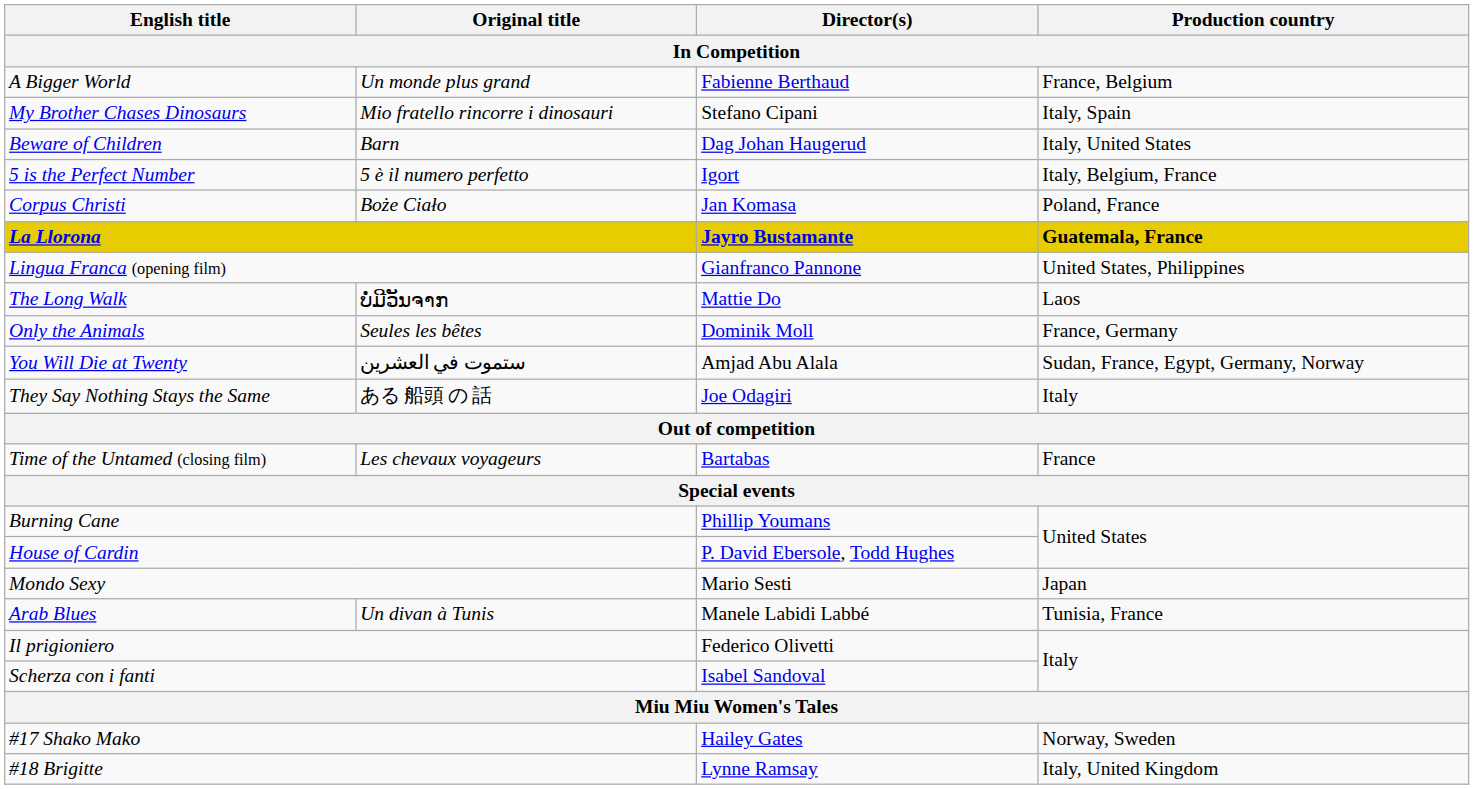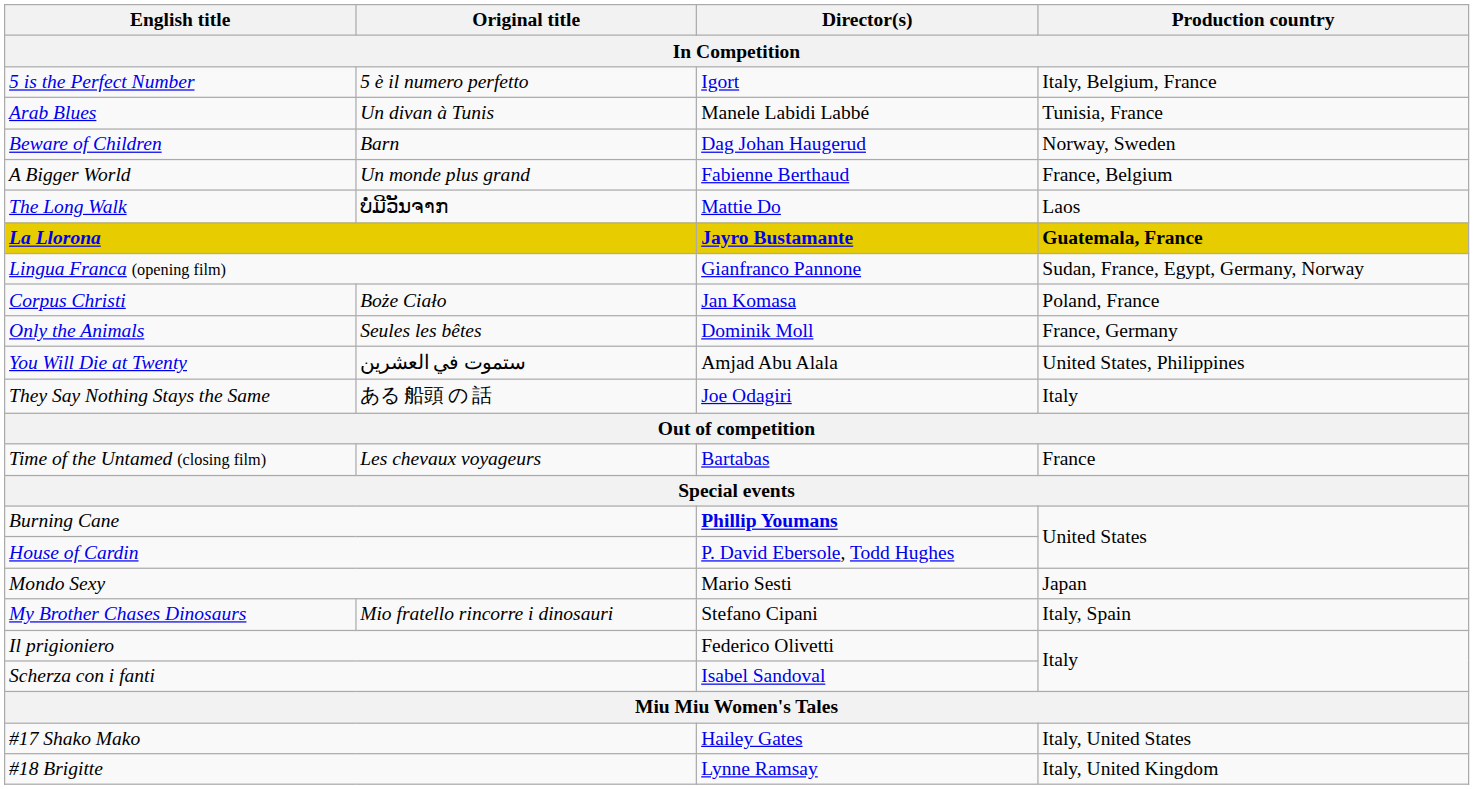rows swapped: (102, 174) <-> (70, 81)
rows swapped: (53, 614) <-> (128, 112)
(1117, 143) Italy, United States -> (1109, 143) Norway, Sweden
rows swapped: (67, 205) <-> (68, 299)
(1143, 267) United States, Philippines -> (1203, 268) Sudan, France, Egypt, Germany, Norway
(1203, 362) Sudan, France, Egypt, Germany, Norway -> (1143, 362) United States, Philippines
(766, 521) normal -> (769, 521) bold
(1109, 738) Norway, Sweden -> (1117, 738) Italy, United States
